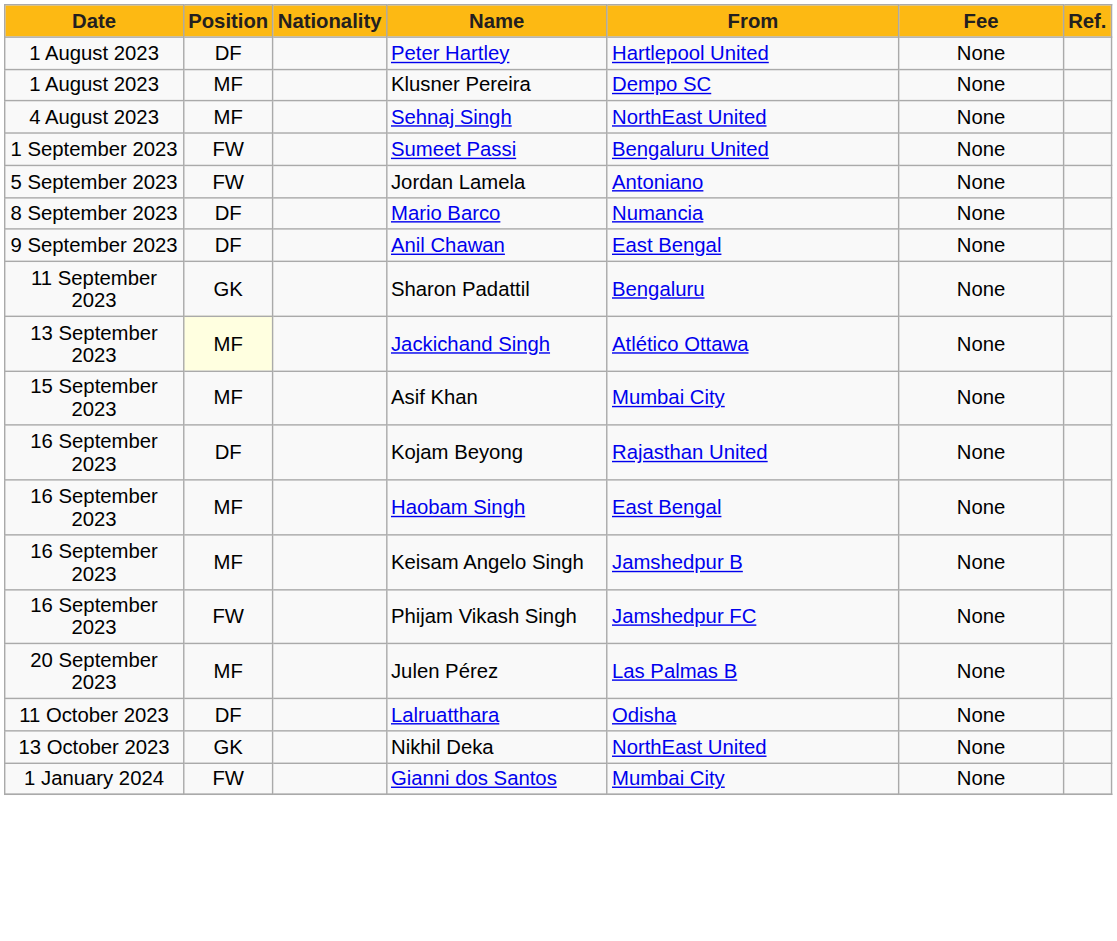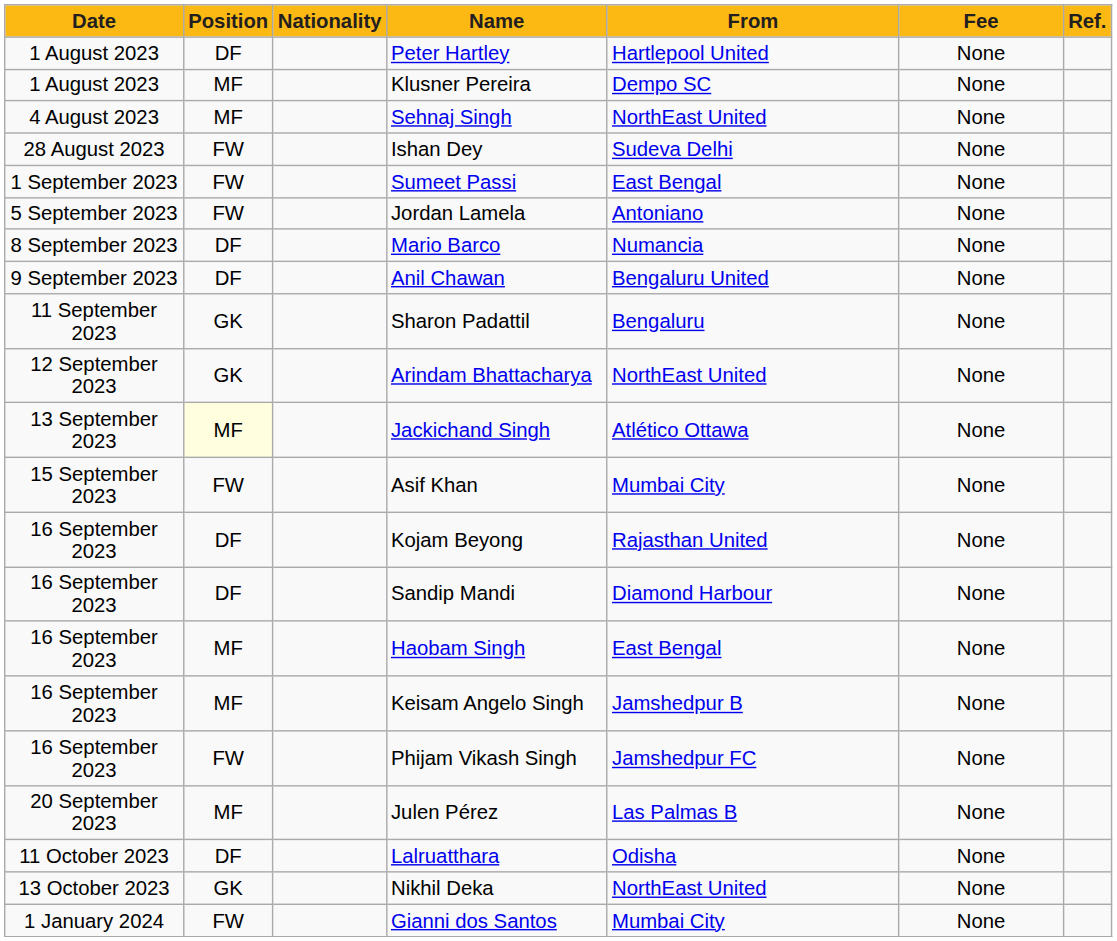+ row: (437, 149)
(690, 149) Bengaluru United -> (667, 182) East Bengal
(667, 246) East Bengal -> (690, 278) Bengaluru United
+ row: (491, 376)
(228, 398) MF -> (228, 485) FW
+ row: (453, 594)
